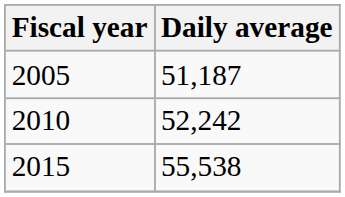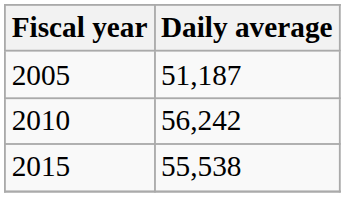(201, 120) 52,242 -> (201, 120) 56,242
